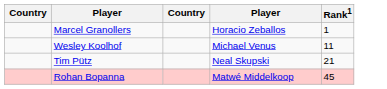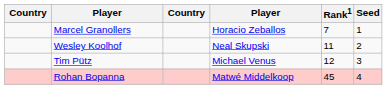+ column: (368, 13)
(326, 30) 1 -> (326, 30) 7
(244, 45) Michael Venus -> (241, 45) Neal Skupski
(241, 61) Neal Skupski -> (244, 61) Michael Venus
(329, 61) 21 -> (329, 61) 12
